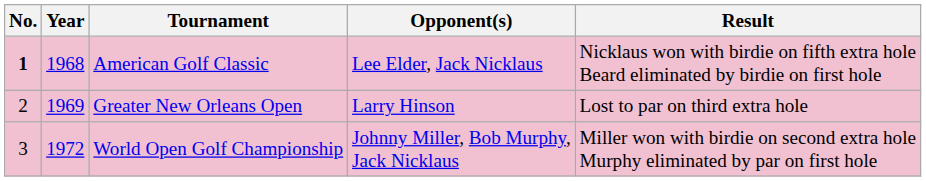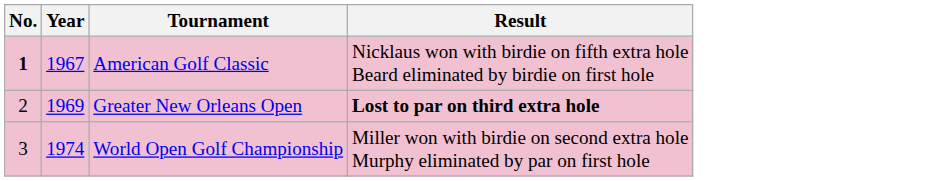- column: (461, 20)
(65, 63) 1968 -> (65, 63) 1967
(694, 106) normal -> (476, 106) bold
(65, 149) 1972 -> (65, 149) 1974
